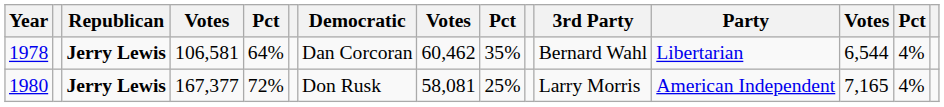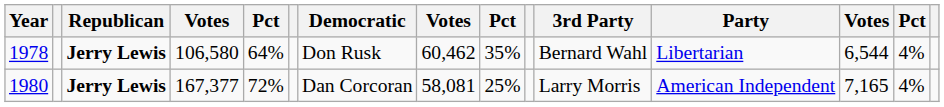(207, 52) 106,581 -> (207, 52) 106,580
(357, 52) Dan Corcoran -> (341, 52) Don Rusk
(341, 85) Don Rusk -> (357, 85) Dan Corcoran
